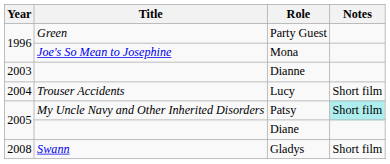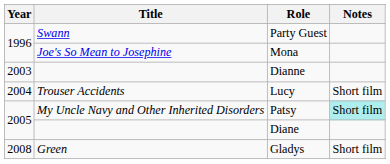(52, 33) Green -> (53, 33) Swann
(53, 149) Swann -> (52, 149) Green
